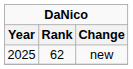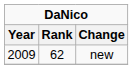(21, 55) 2025 -> (21, 55) 2009
